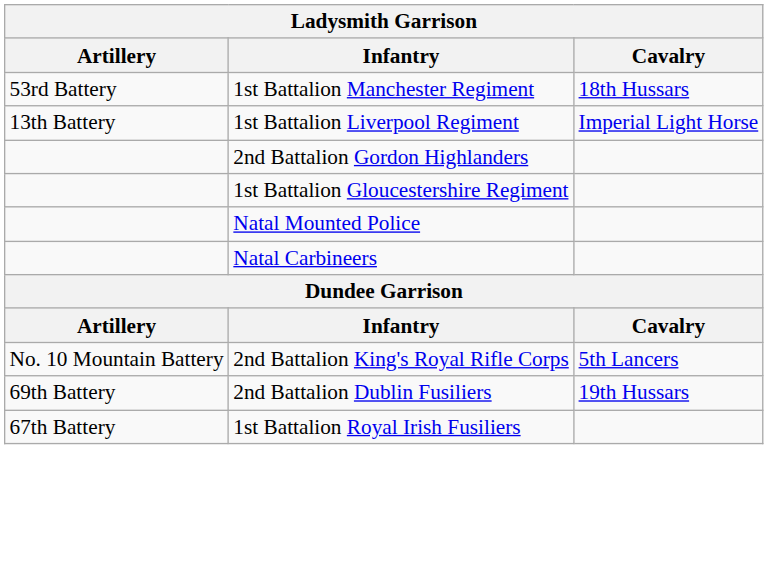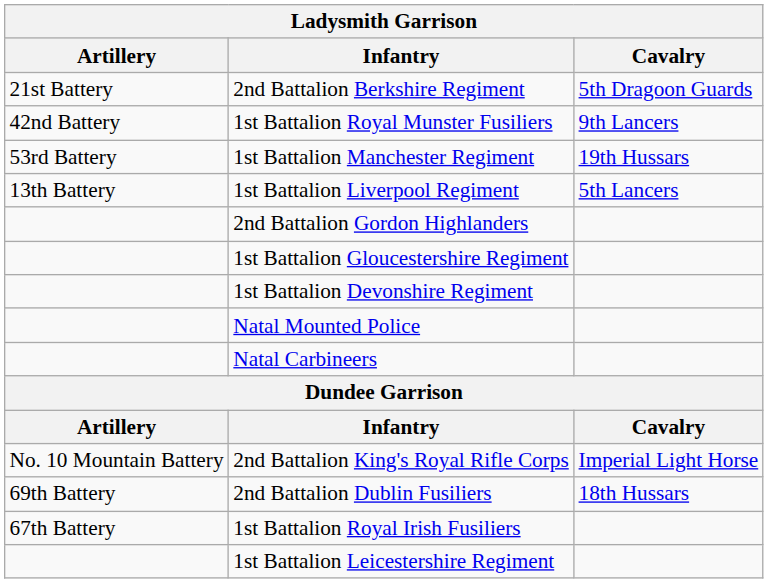+ row: (379, 88)
+ row: (393, 122)
(634, 88) 18th Hussars -> (634, 156) 19th Hussars
(668, 122) Imperial Light Horse -> (629, 190) 5th Lancers
+ row: (383, 291)
(629, 358) 5th Lancers -> (668, 460) Imperial Light Horse
(634, 392) 19th Hussars -> (634, 493) 18th Hussars
+ row: (394, 561)
